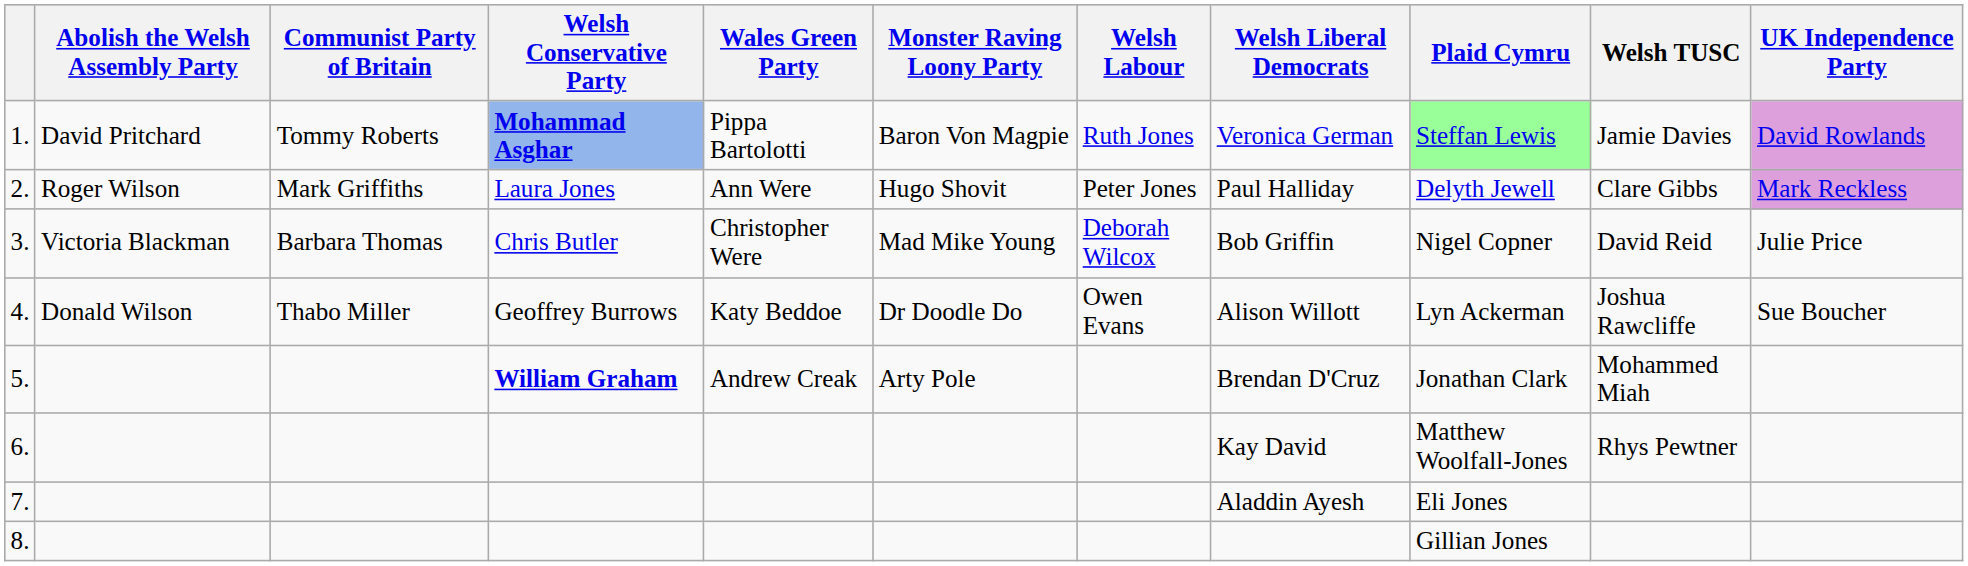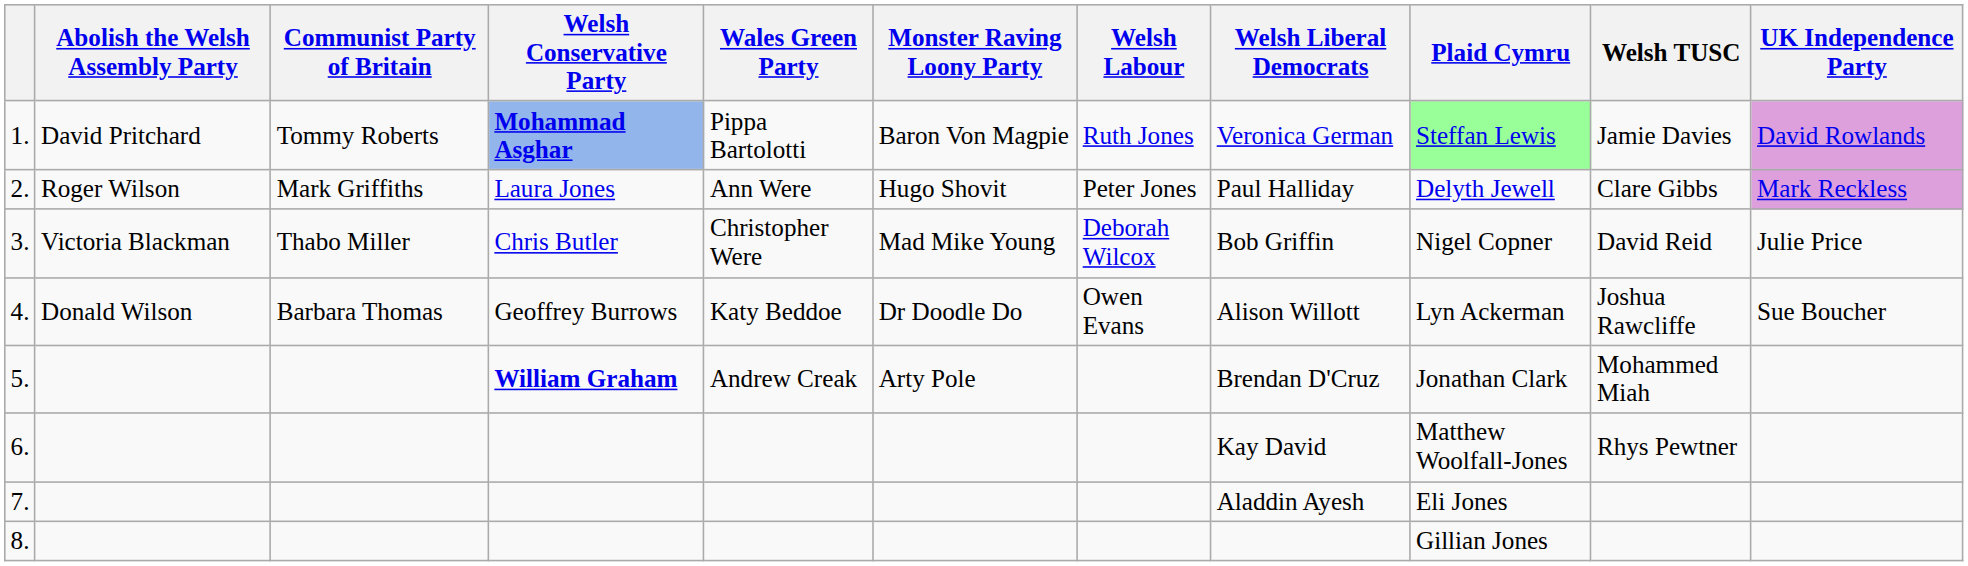(360, 242) Barbara Thomas -> (343, 242) Thabo Miller
(343, 310) Thabo Miller -> (360, 310) Barbara Thomas
